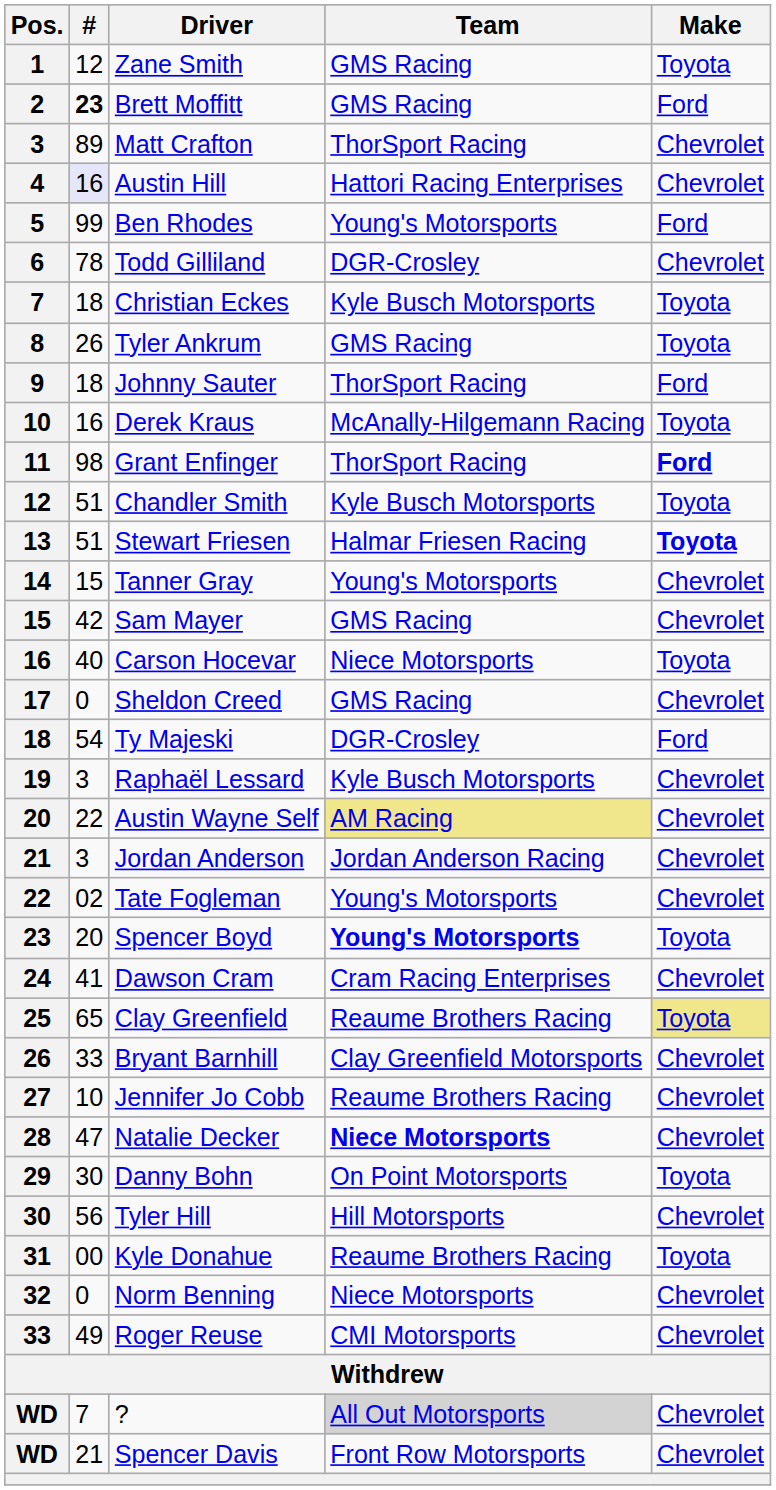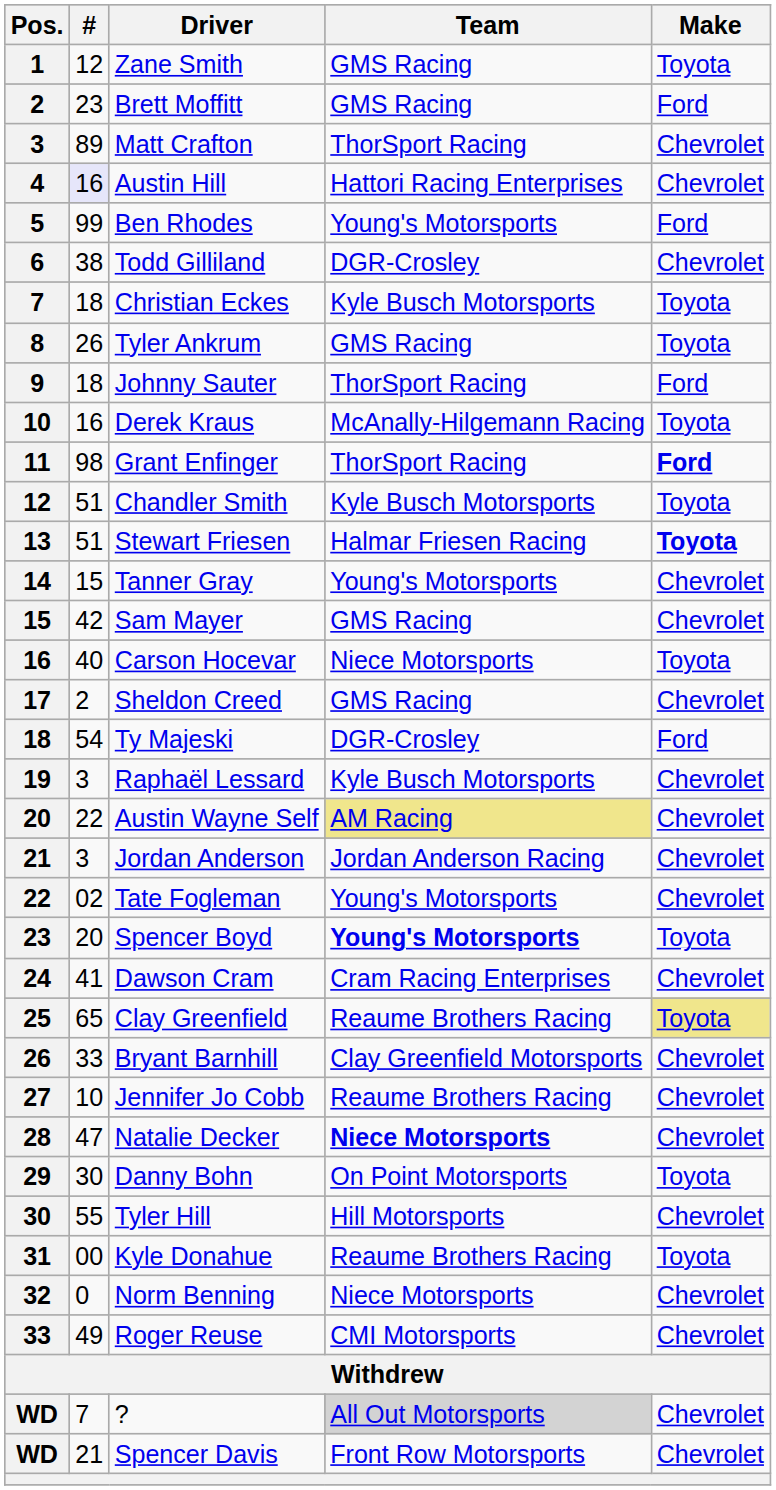(89, 104) bold -> (89, 104) normal
(89, 263) 78 -> (89, 263) 38
(82, 700) 0 -> (82, 700) 2
(89, 1216) 56 -> (89, 1216) 55
